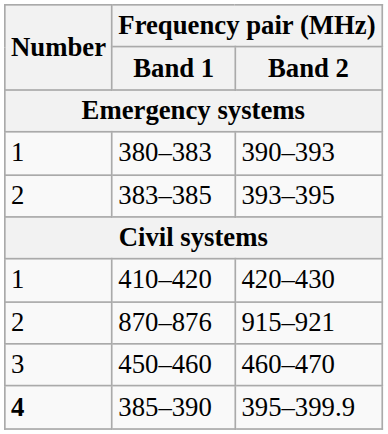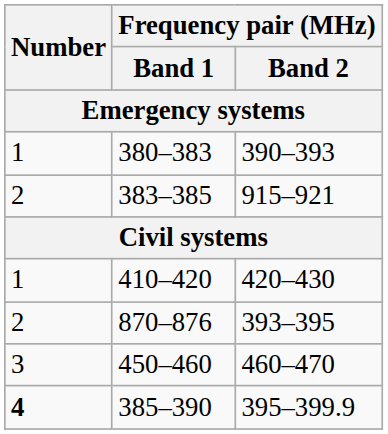(288, 195) 393–395 -> (288, 195) 915–921
(288, 322) 915–921 -> (288, 322) 393–395
